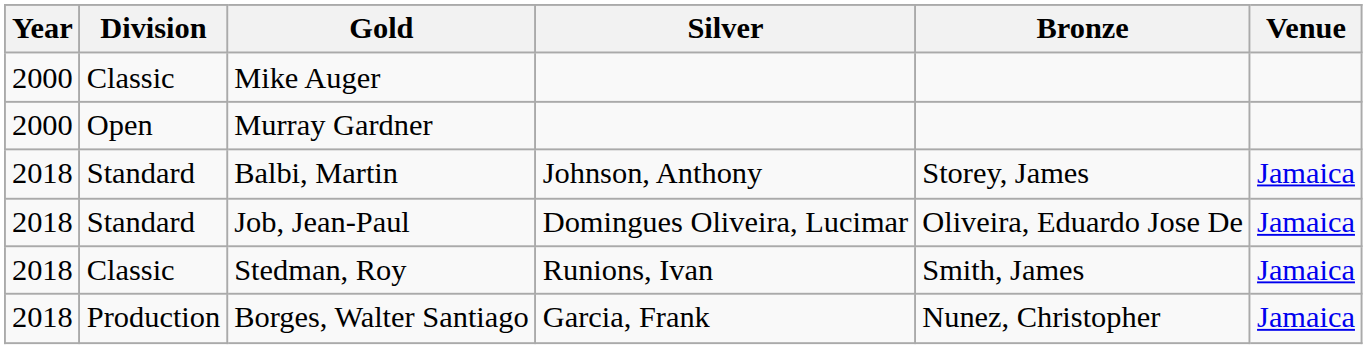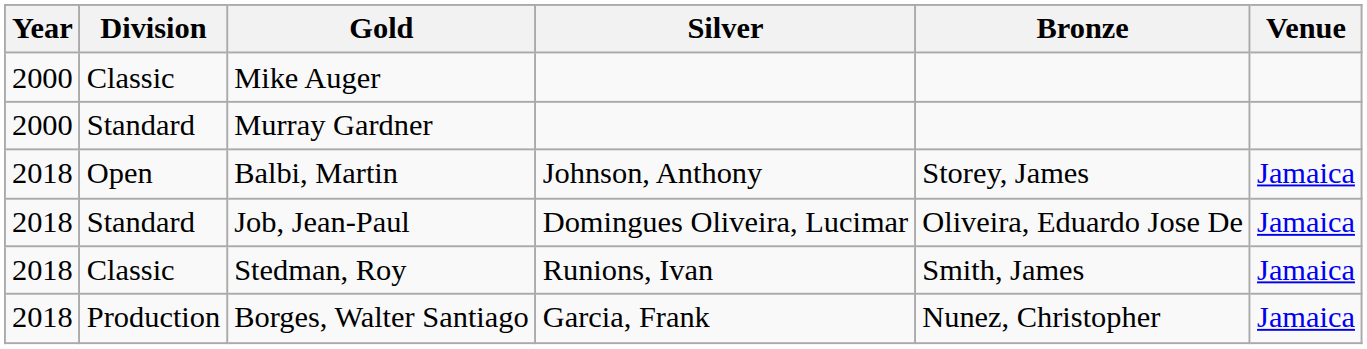(120, 125) Open -> (141, 125) Standard
(141, 173) Standard -> (120, 173) Open
